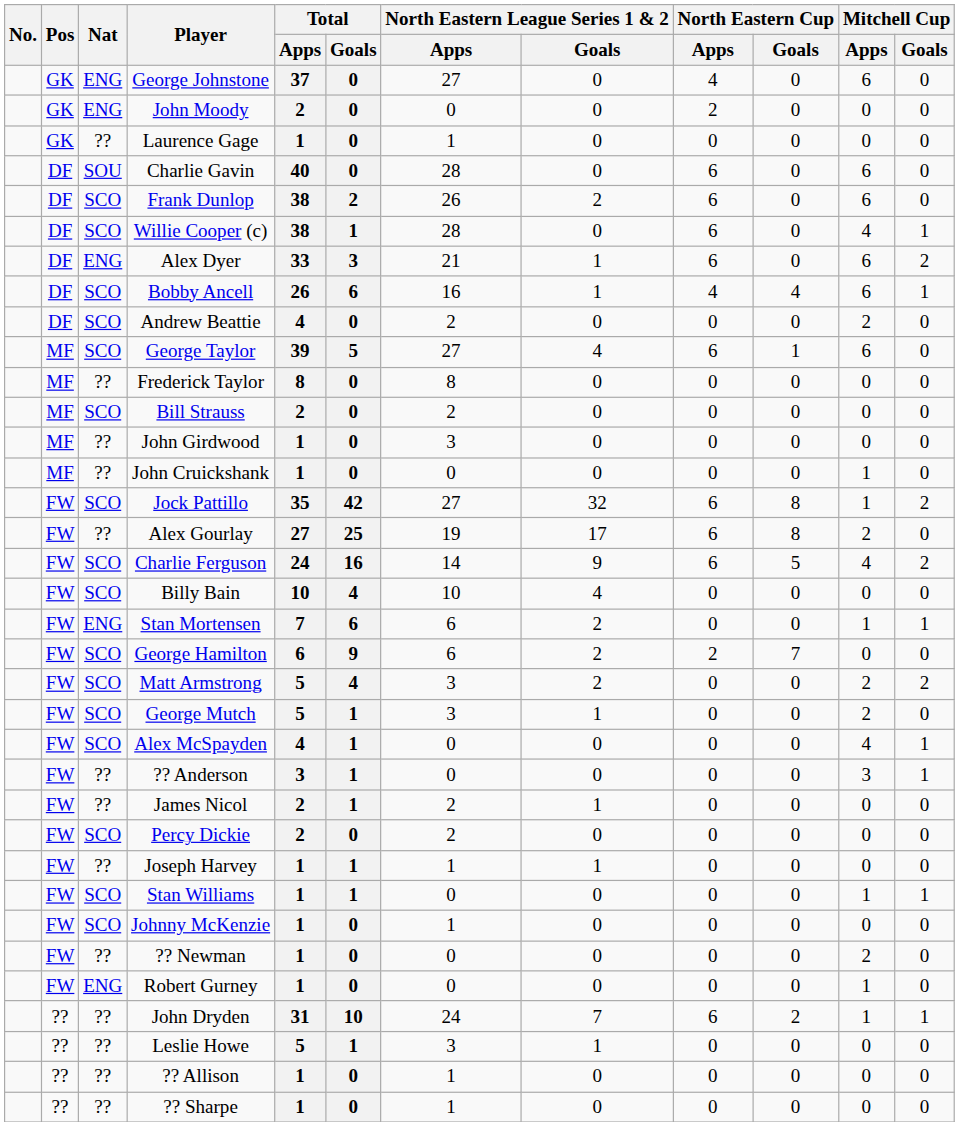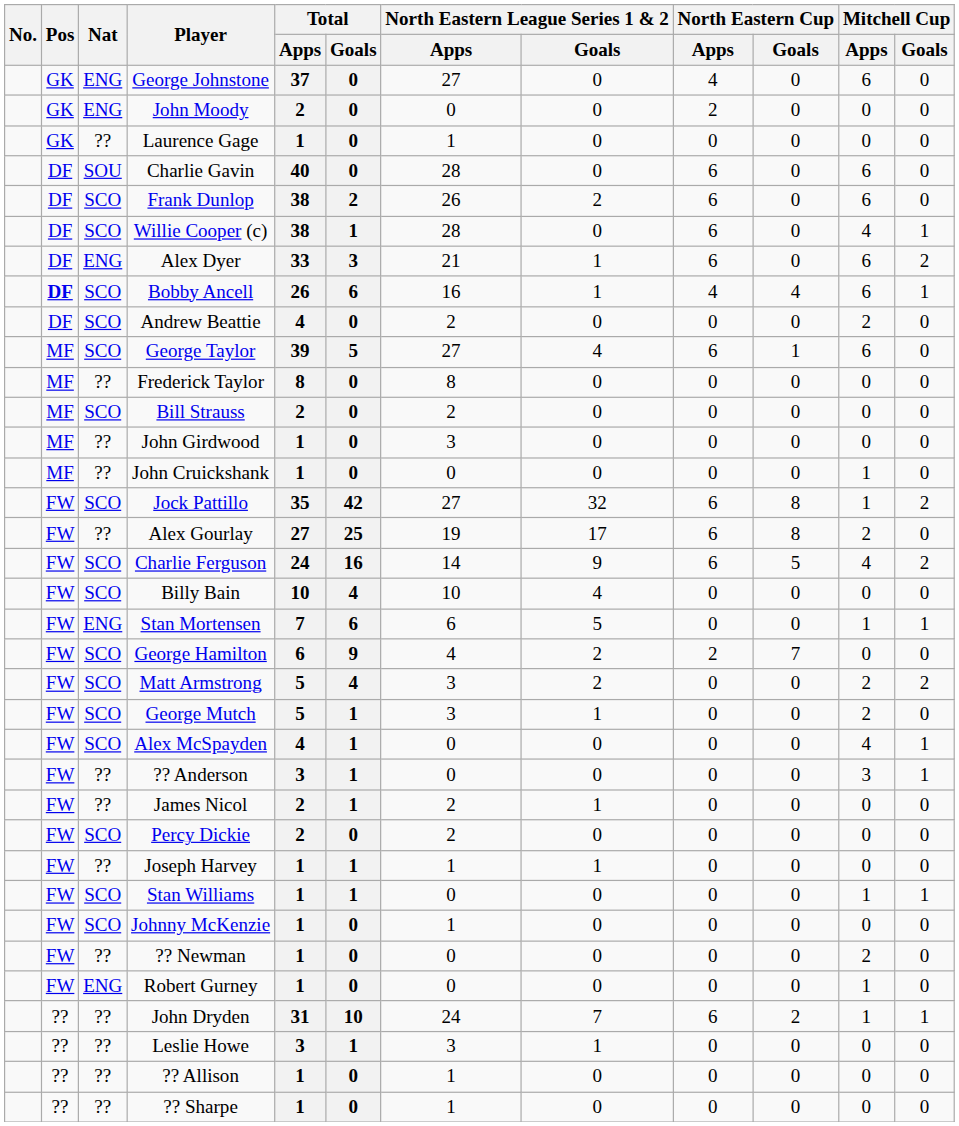(60, 291) normal -> (60, 291) bold
(597, 623) 2 -> (597, 623) 5
(451, 653) 6 -> (451, 653) 4
(300, 1046) 5 -> (300, 1046) 3
